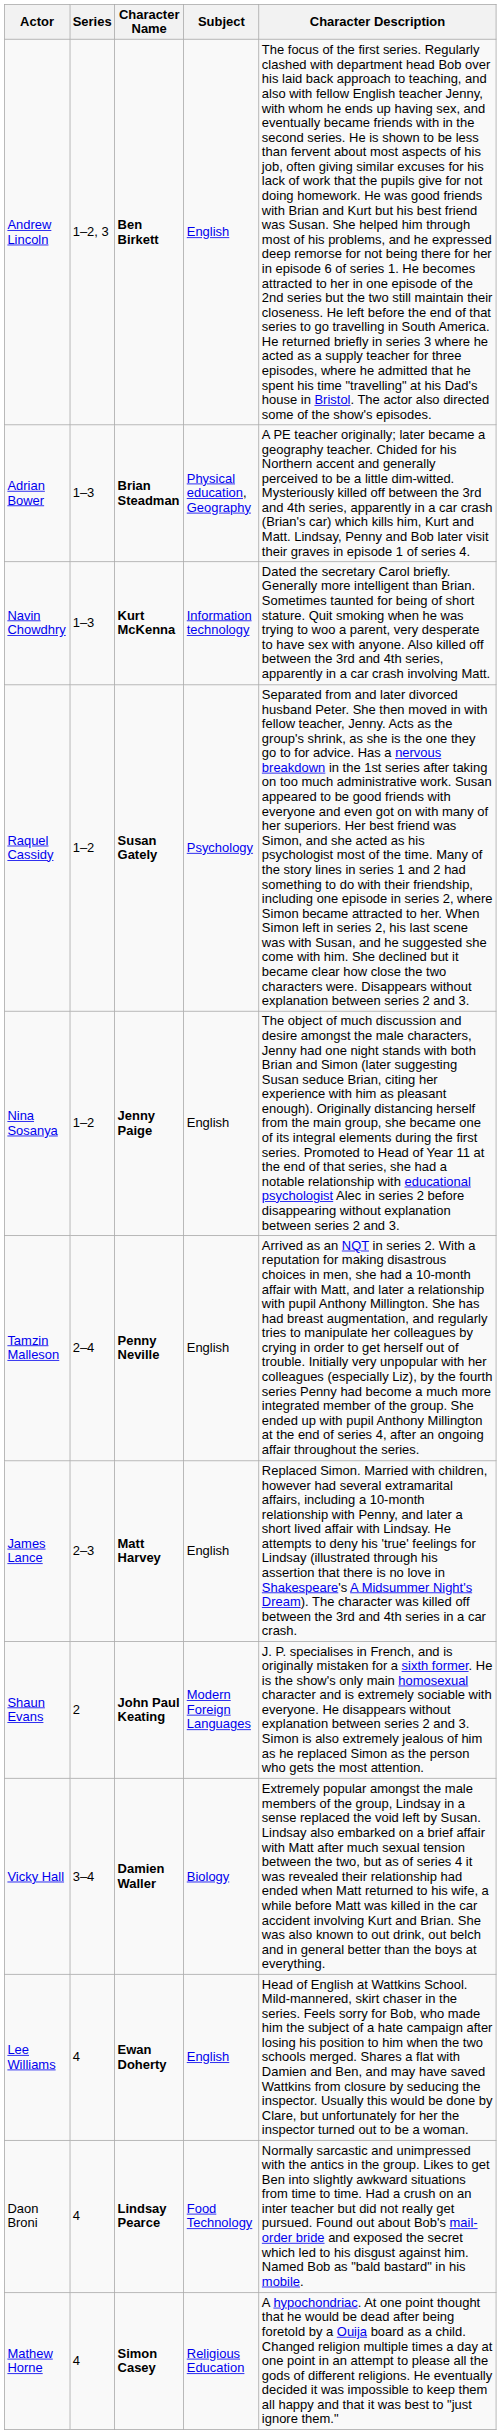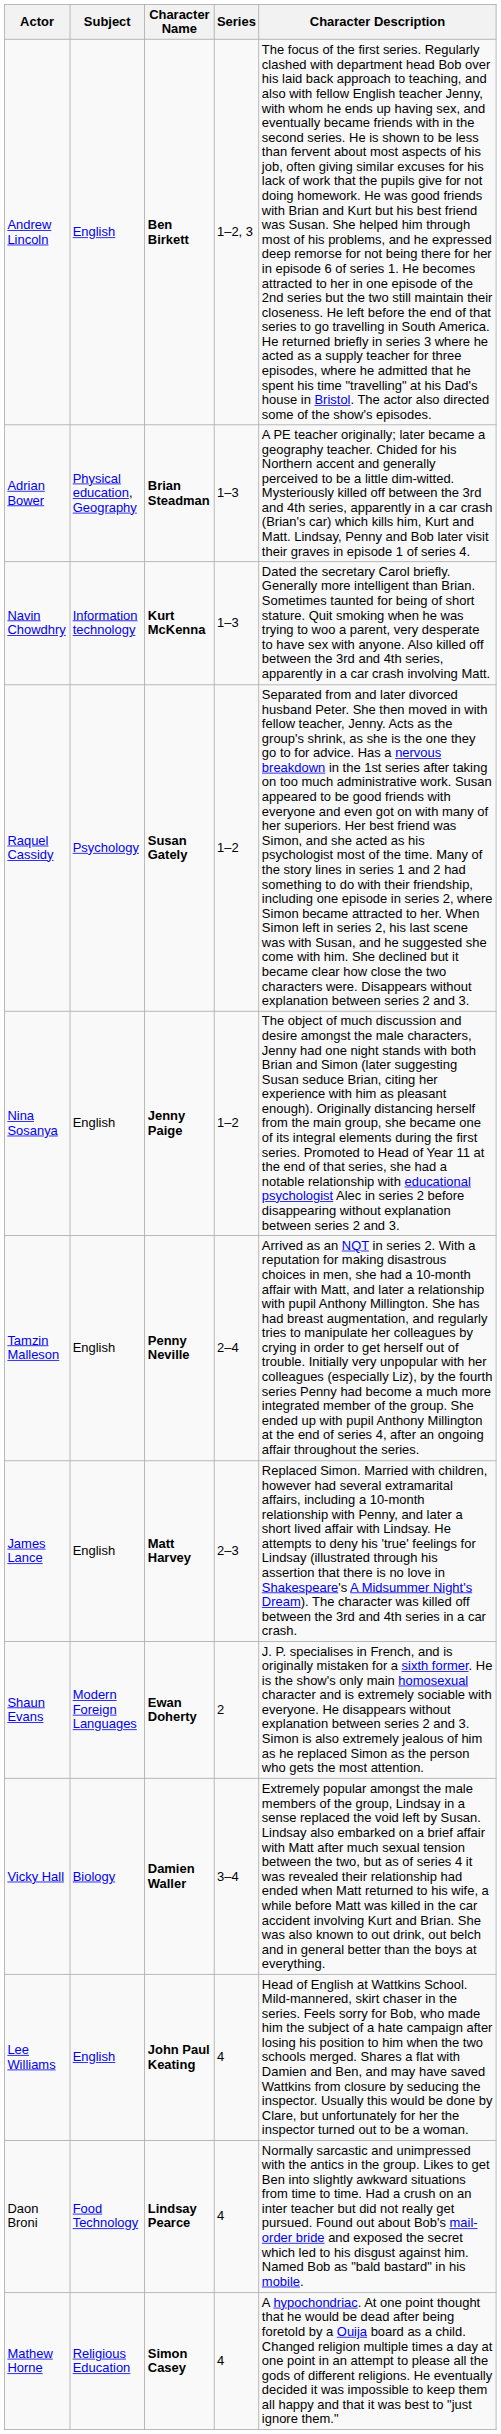columns swapped: (92, 22) <-> (221, 22)
(149, 1710) John Paul Keating -> (172, 1710) Ewan Doherty
(142, 2057) Ewan Doherty -> (179, 2057) John Paul Keating
